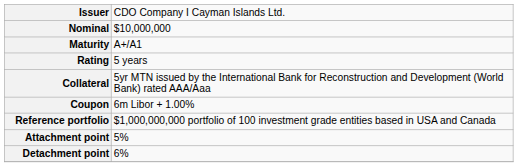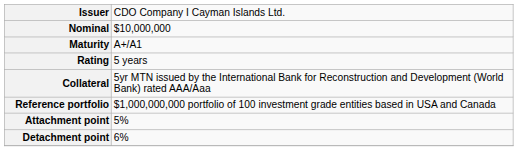- row: (90, 105)
